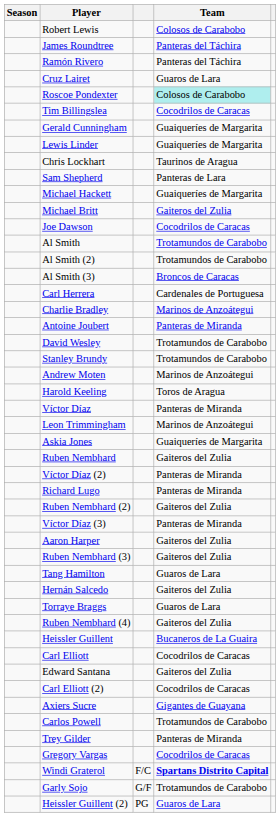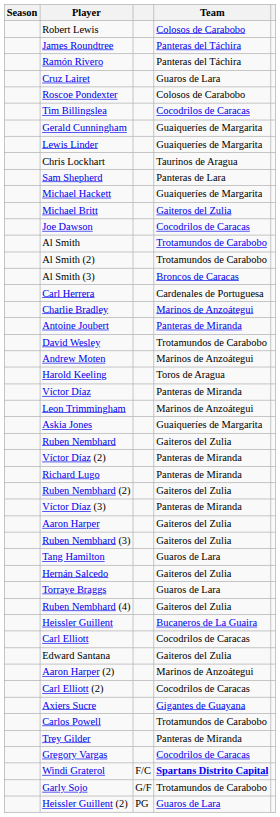(201, 95) paleturquoise background -> (201, 95) no background
- row: (75, 359)
+ row: (78, 672)
